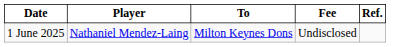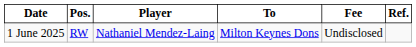+ column: (80, 13)
